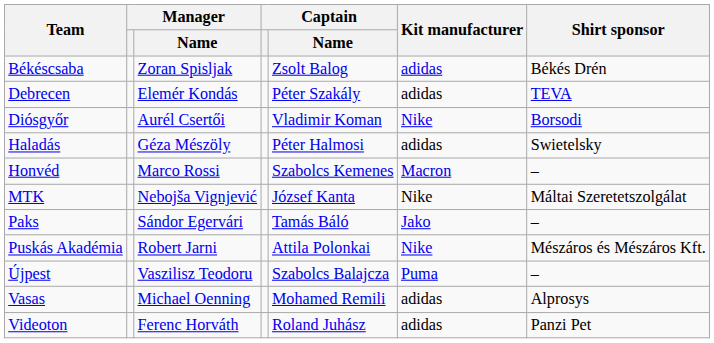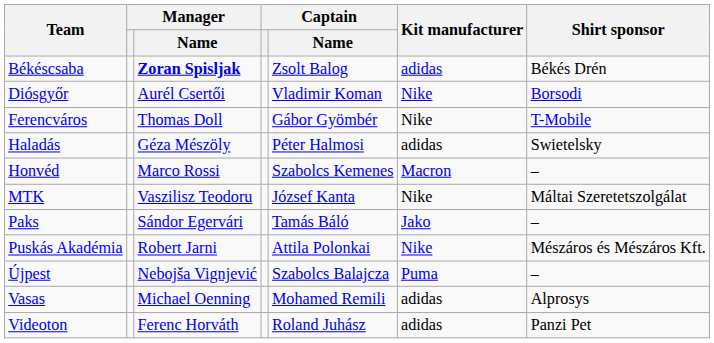(185, 68) normal -> (189, 68) bold
- row: (39, 94)
+ row: (48, 119)
(197, 196) Nebojša Vignjević -> (195, 196) Vaszilisz Teodoru
(195, 273) Vaszilisz Teodoru -> (197, 273) Nebojša Vignjević
